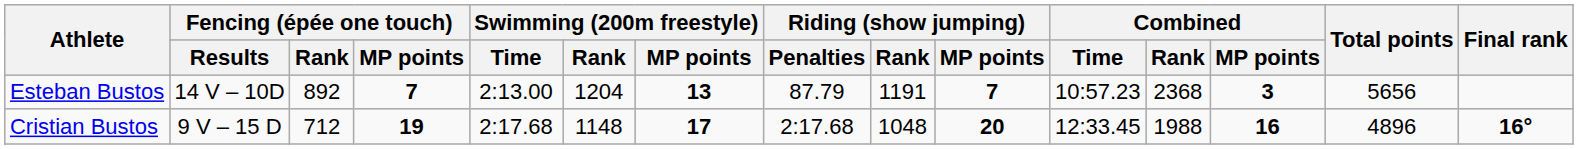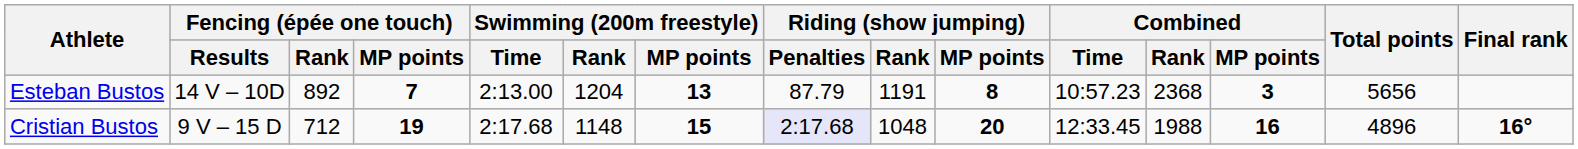(992, 92) 7 -> (992, 92) 8
(699, 127) 17 -> (699, 127) 15
(817, 127) no background -> (817, 127) lavender background
